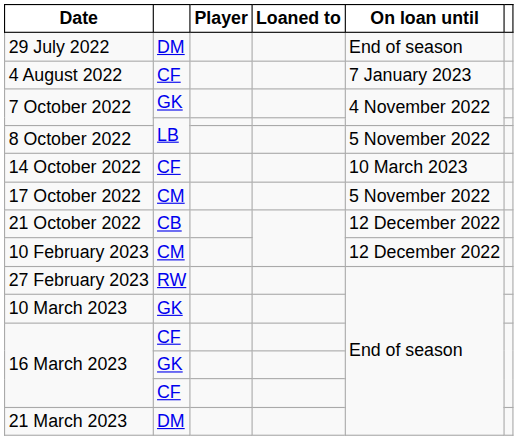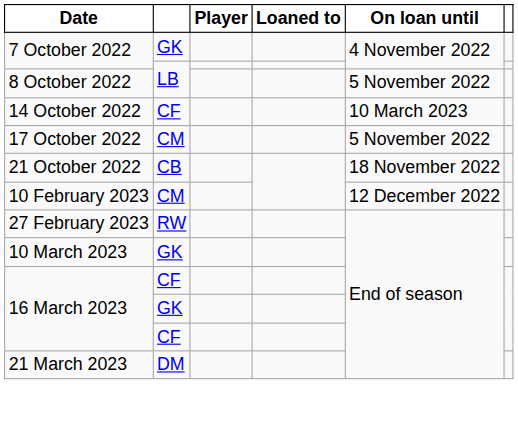- row: (59, 46)
- row: (65, 74)
(425, 223) 12 December 2022 -> (425, 167) 18 November 2022
